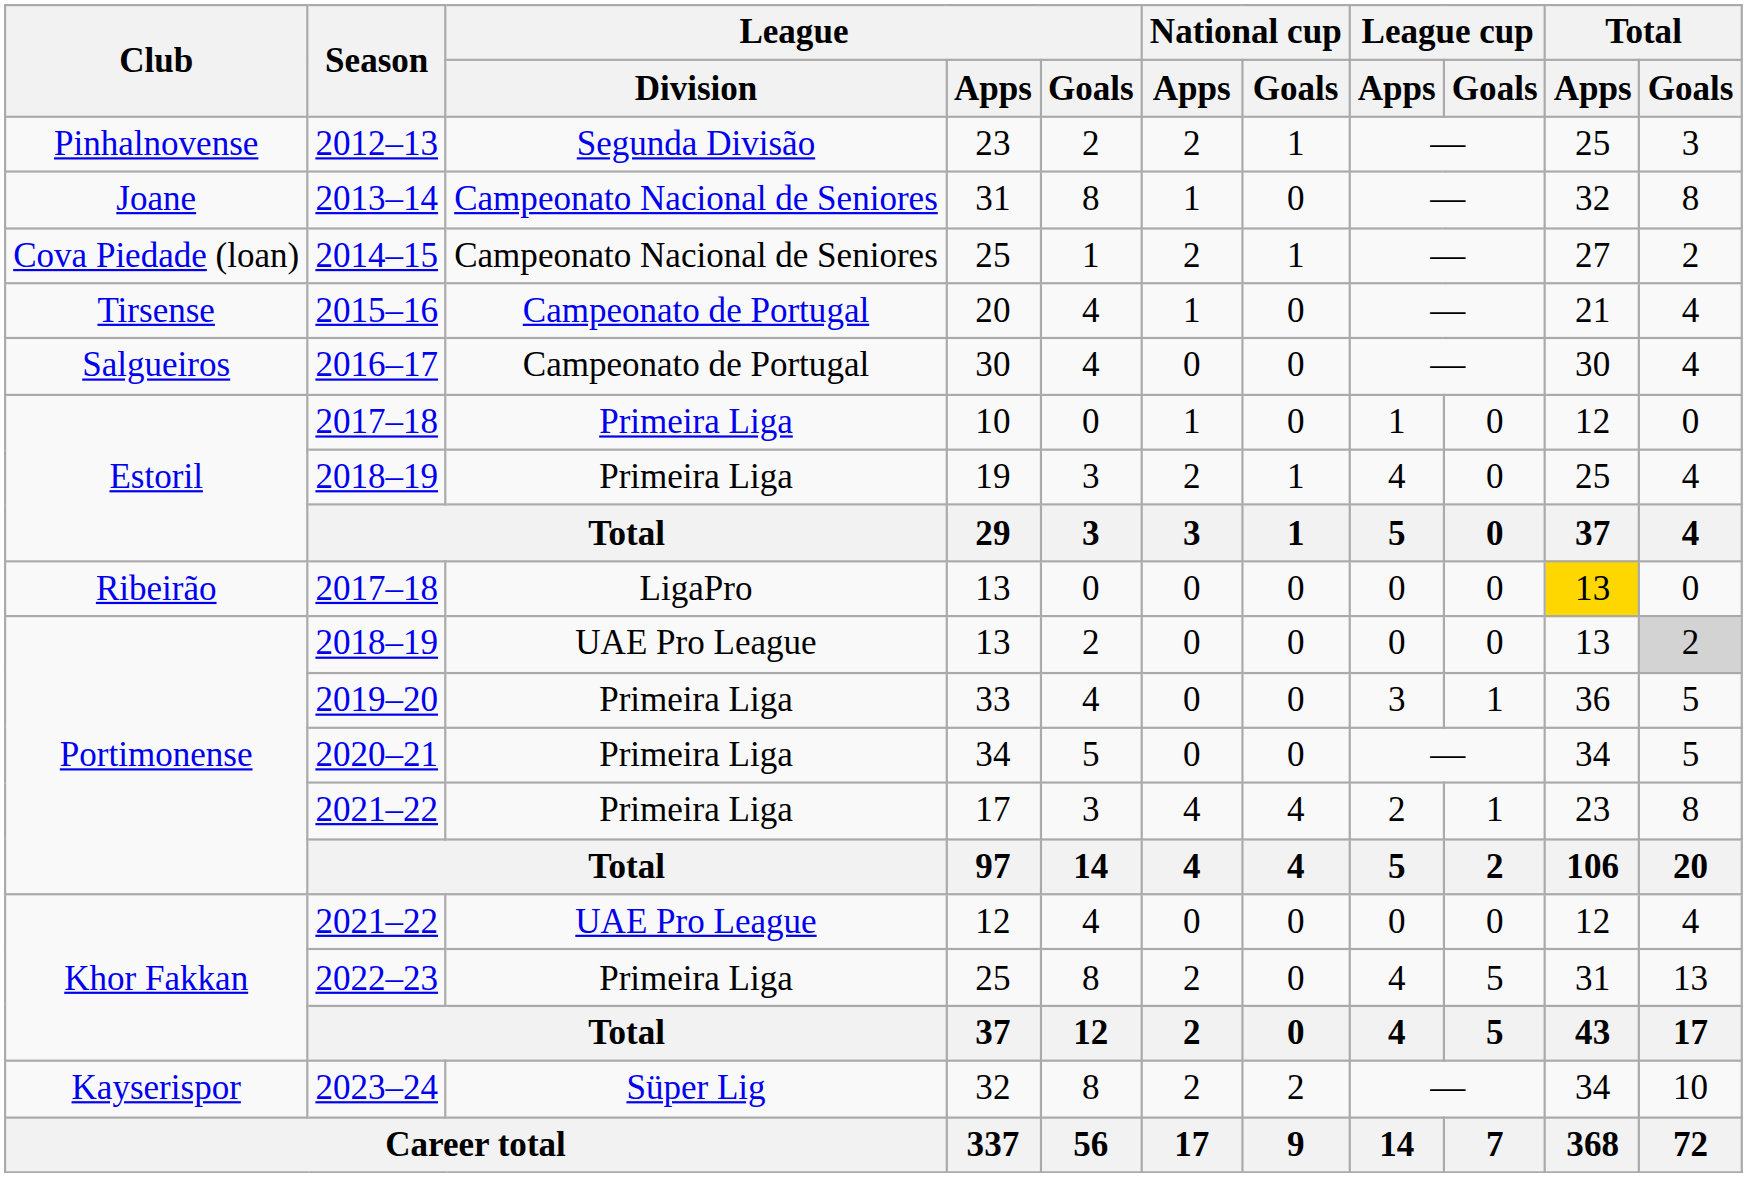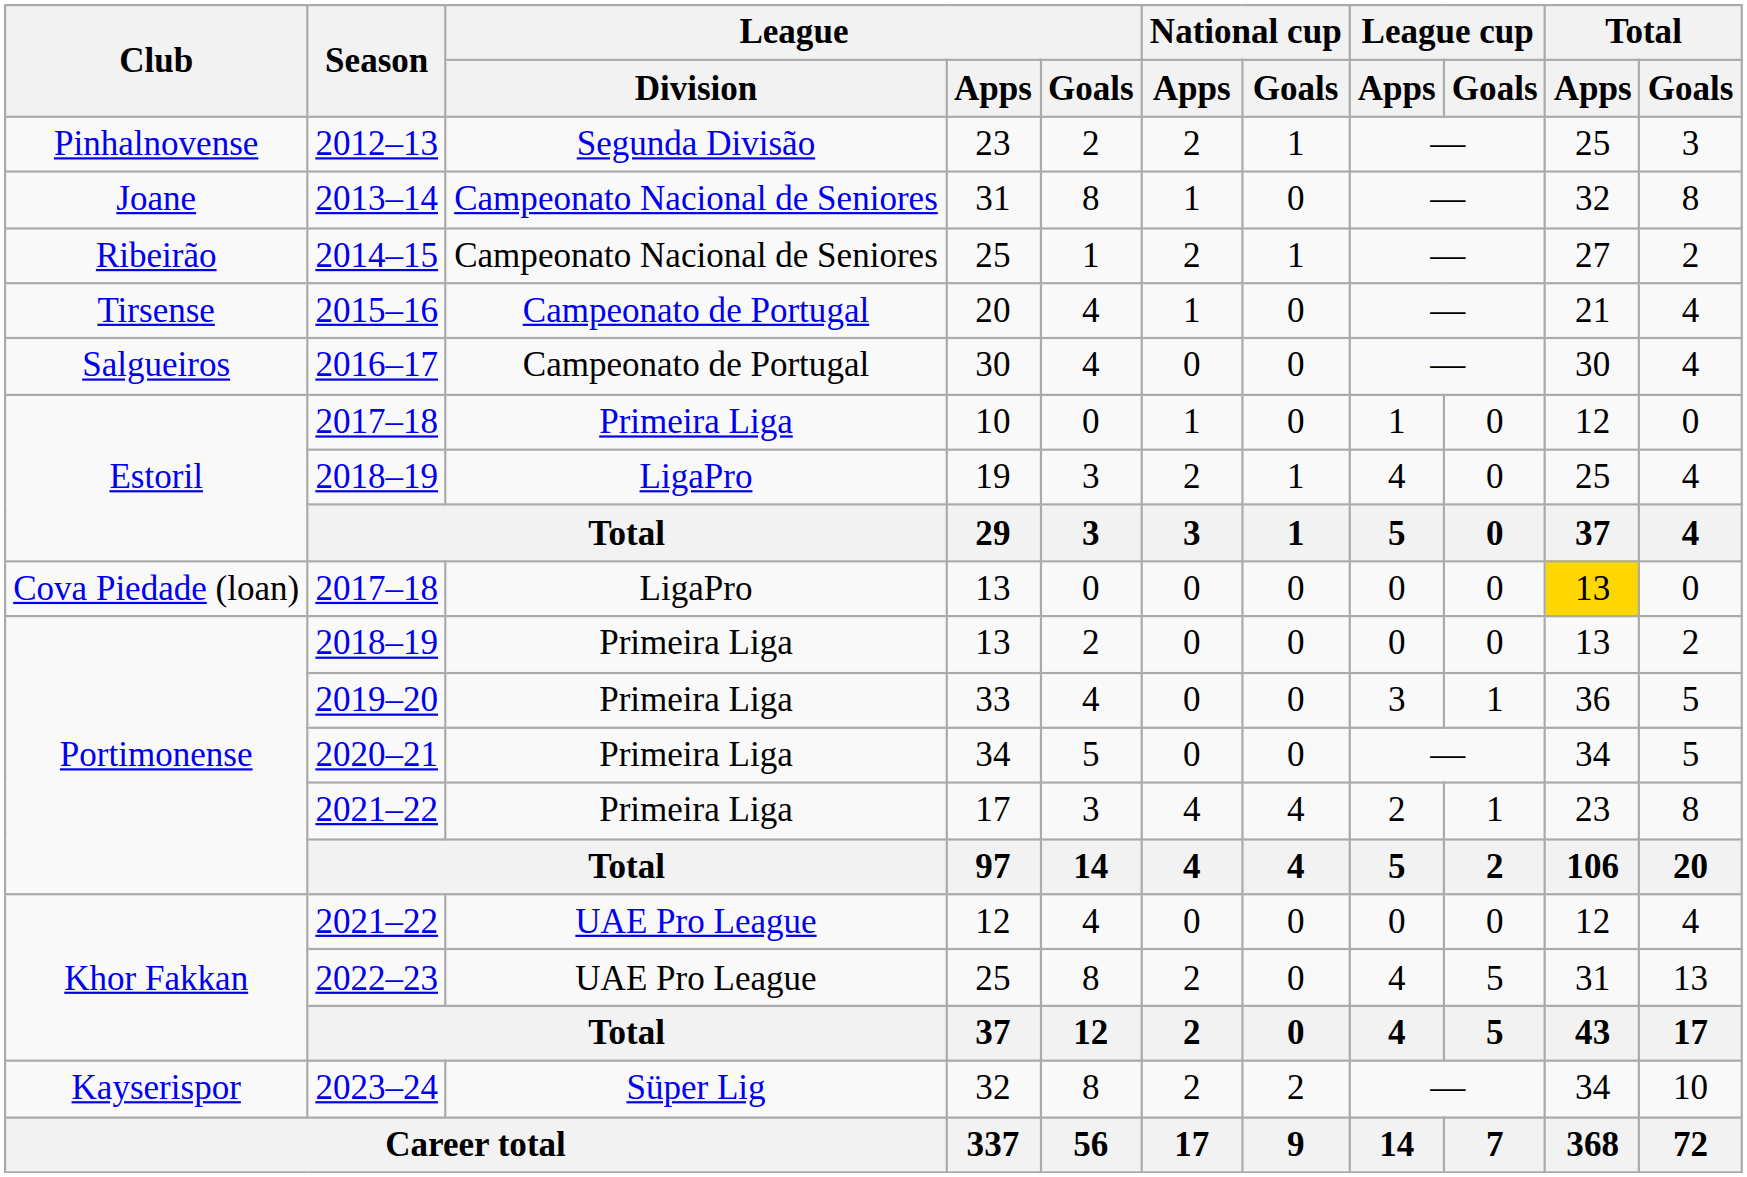(156, 254) Cova Piedade (loan) -> (156, 254) Ribeirão
(696, 476) Primeira Liga -> (696, 476) LigaPro
(156, 587) Ribeirão -> (156, 587) Cova Piedade (loan)
(696, 643) UAE Pro League -> (696, 643) Primeira Liga
(1691, 643) lightgrey background -> (1691, 643) no background
(696, 976) Primeira Liga -> (696, 976) UAE Pro League
